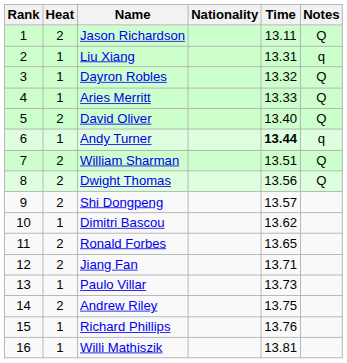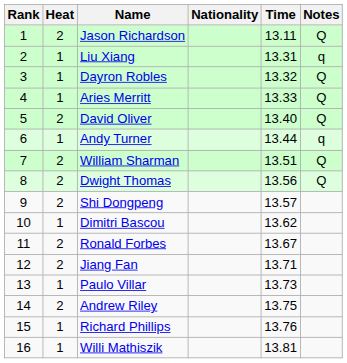(281, 139) bold -> (281, 139) normal
(281, 243) 13.65 -> (281, 243) 13.67
